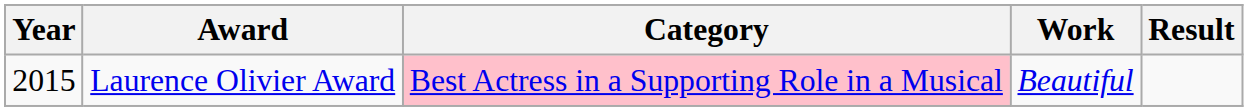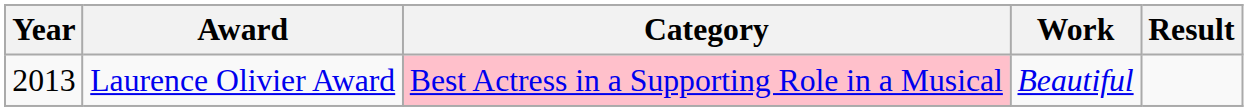(44, 79) 2015 -> (44, 79) 2013
